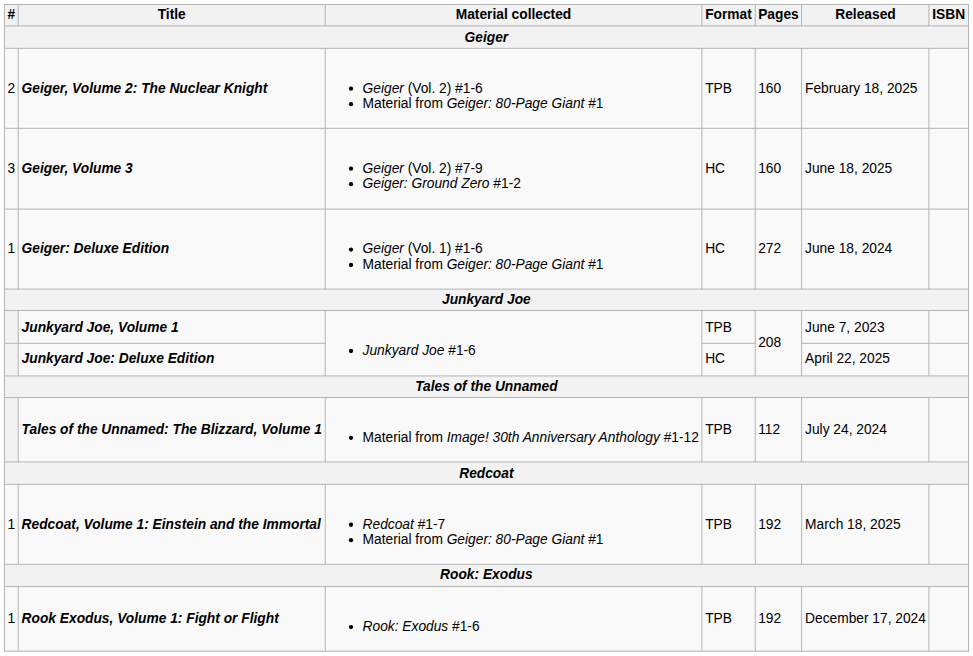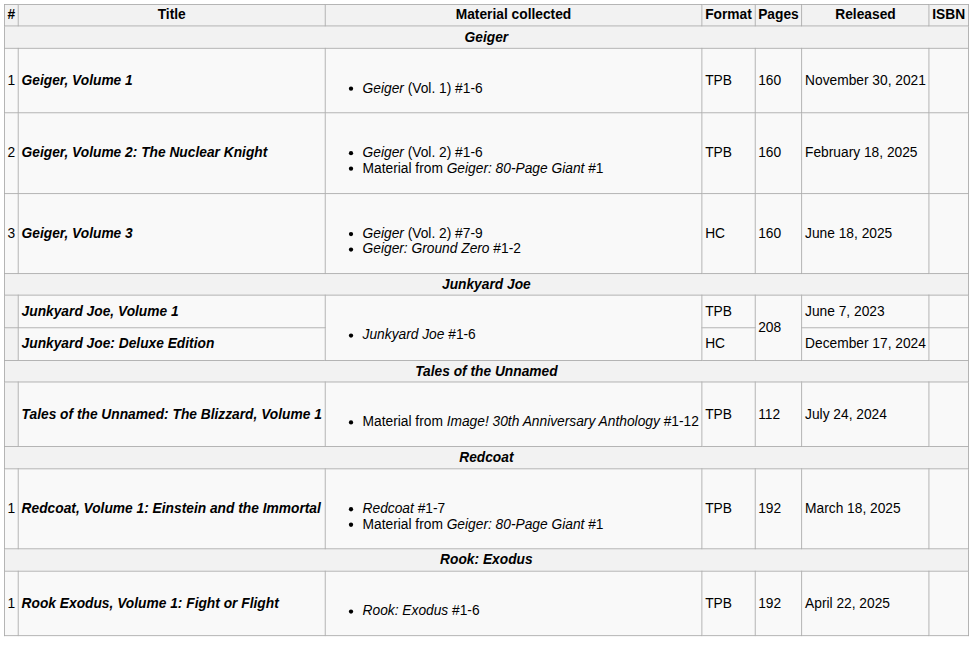+ row: (77, 80)
- row: (95, 248)
(848, 359) April 22, 2025 -> (865, 344) December 17, 2024
(865, 618) December 17, 2024 -> (848, 603) April 22, 2025
